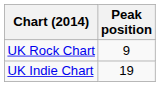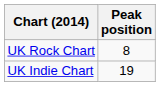(126, 50) 9 -> (126, 50) 8
